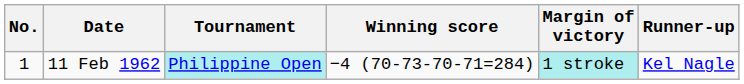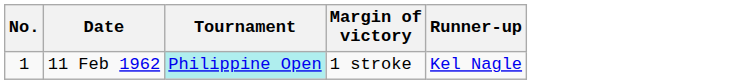- column: (432, 28)
(583, 66) paleturquoise background -> (371, 66) no background
